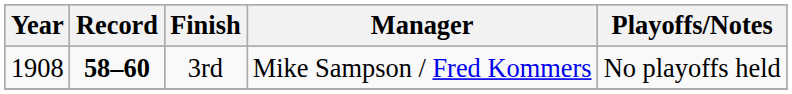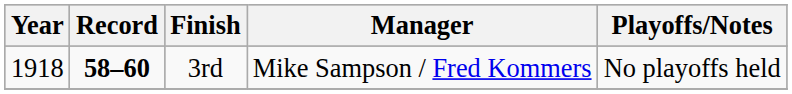(37, 67) 1908 -> (37, 67) 1918
